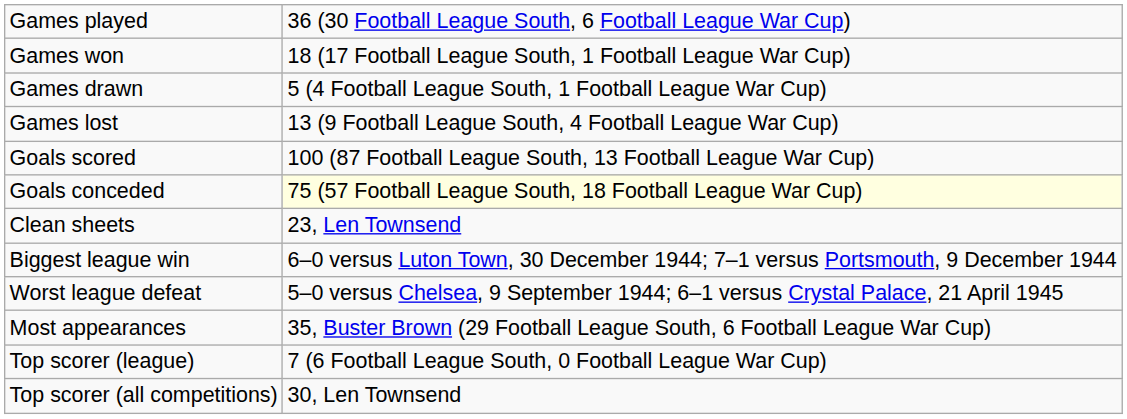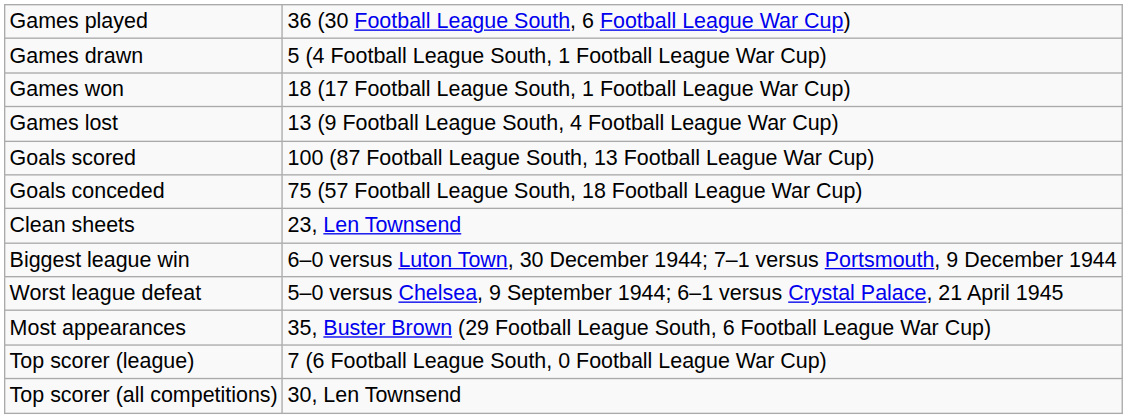rows swapped: (67, 55) <-> (76, 89)
(575, 191) lightyellow background -> (575, 191) no background
